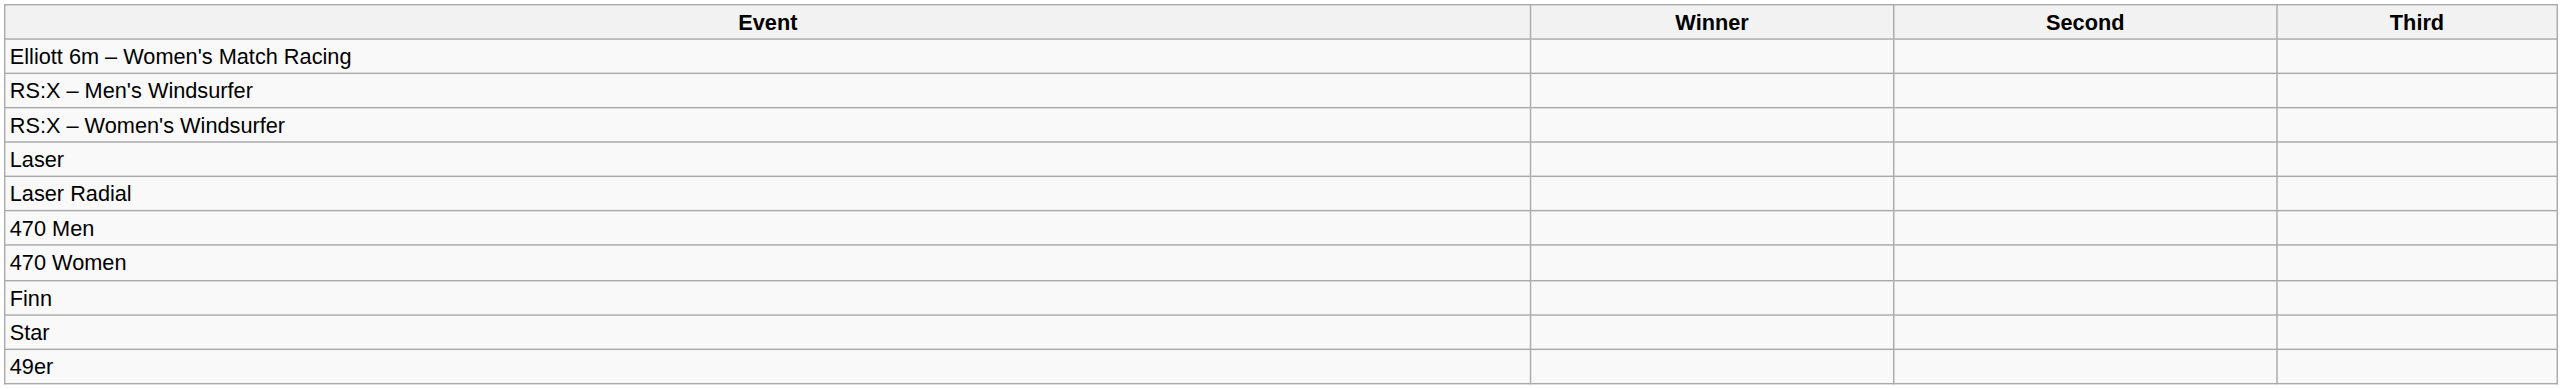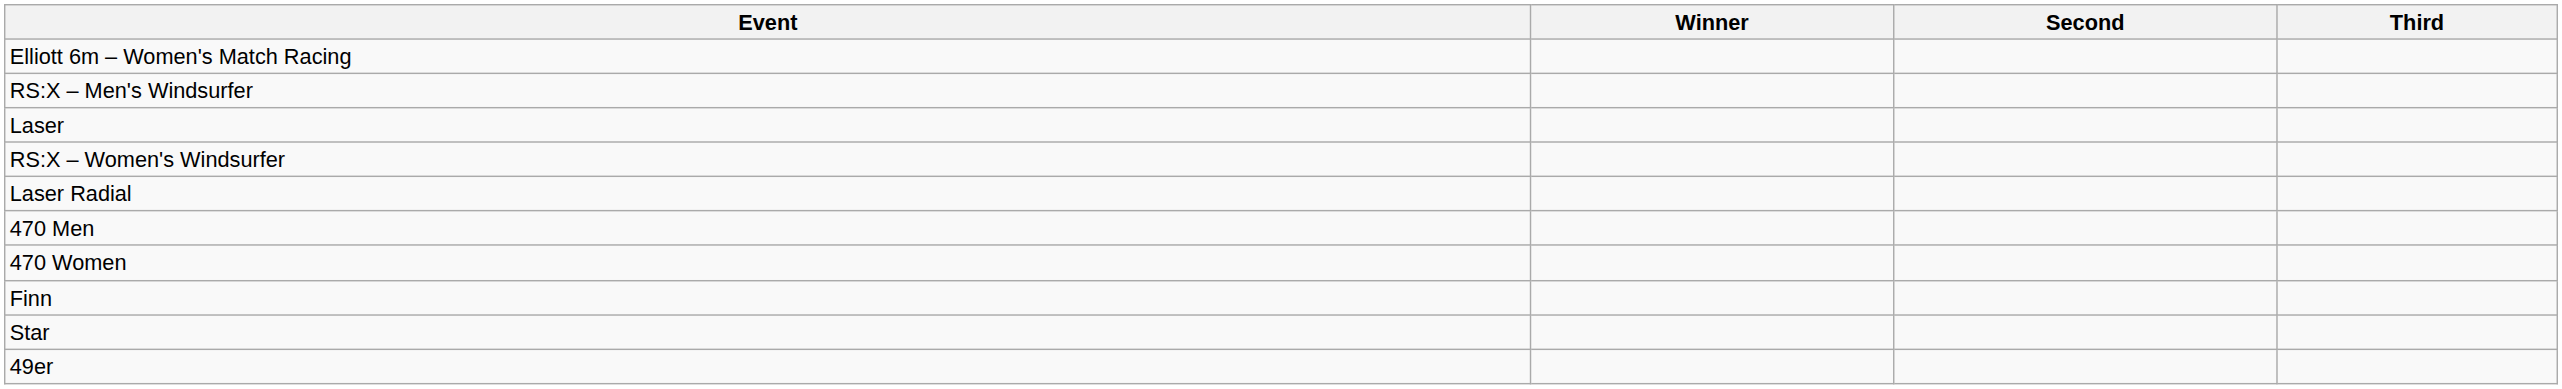rows swapped: (147, 125) <-> (37, 160)
